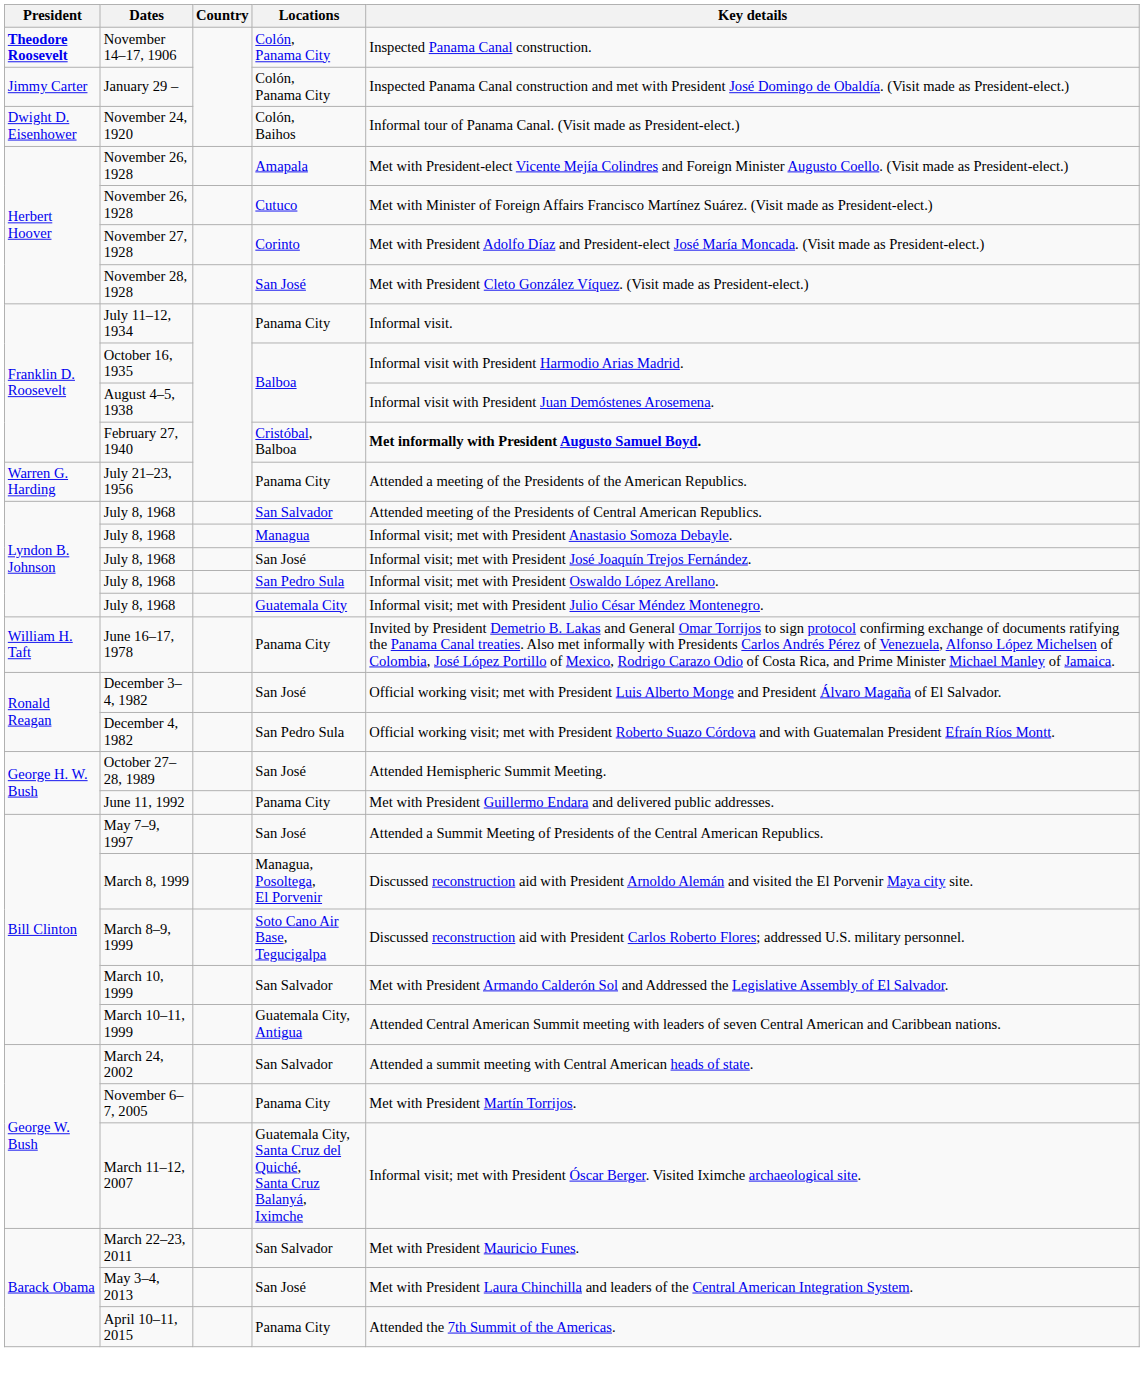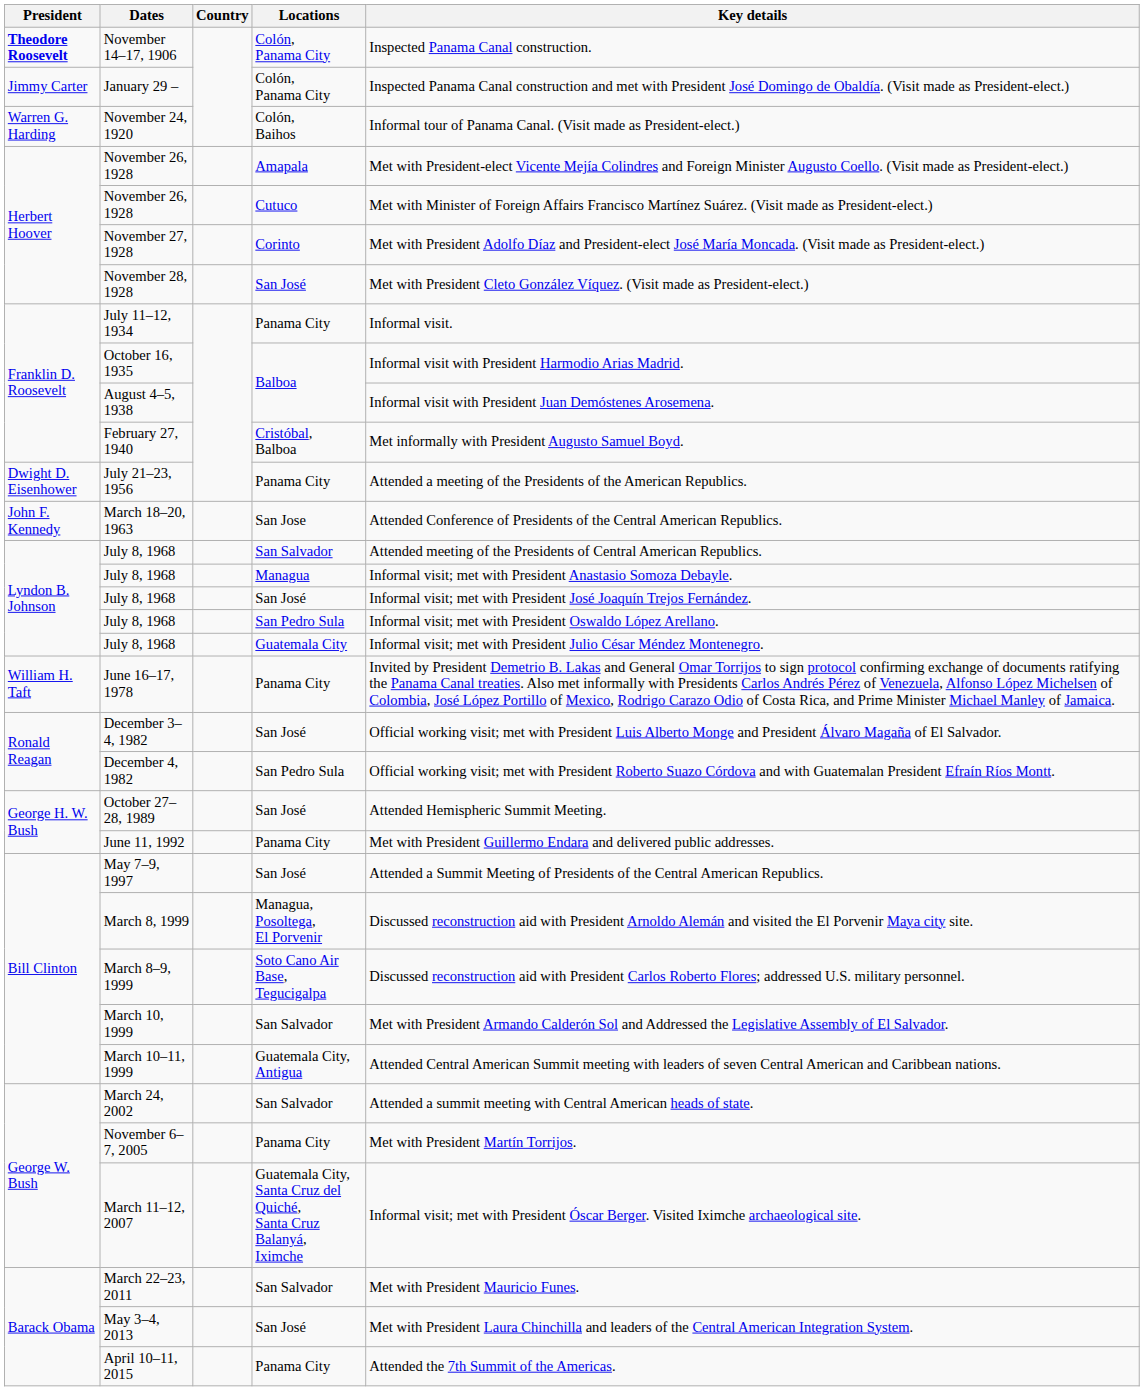(42, 126) Dwight D. Eisenhower -> (38, 126) Warren G. Harding
(535, 442) bold -> (526, 442) normal
(38, 481) Warren G. Harding -> (42, 481) Dwight D. Eisenhower
+ row: (145, 520)
